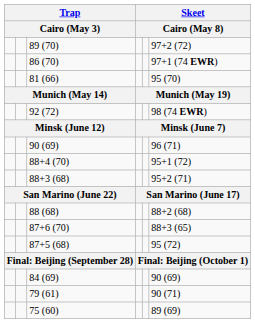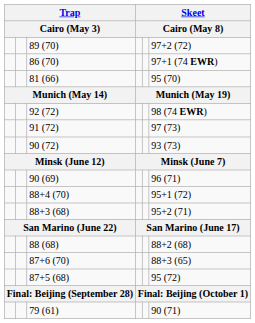+ row: (44, 128)
+ row: (44, 145)
- row: (44, 277)
- row: (44, 310)
